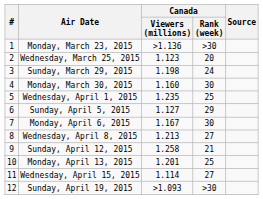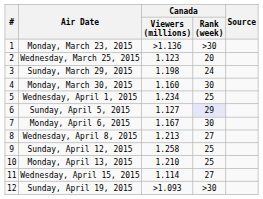(167, 97) 1.235 -> (167, 97) 1.234
(209, 110) no background -> (209, 110) lavender background
(209, 149) 21 -> (209, 149) 25
(167, 162) 1.201 -> (167, 162) 1.210
